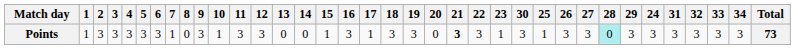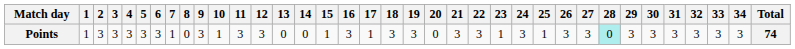columns swapped: (653, 14) <-> (523, 14)
(457, 34) bold -> (457, 34) normal
(771, 34) 73 -> (771, 34) 74
